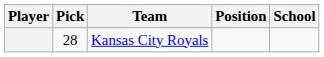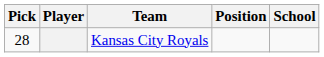columns swapped: (70, 16) <-> (29, 16)
